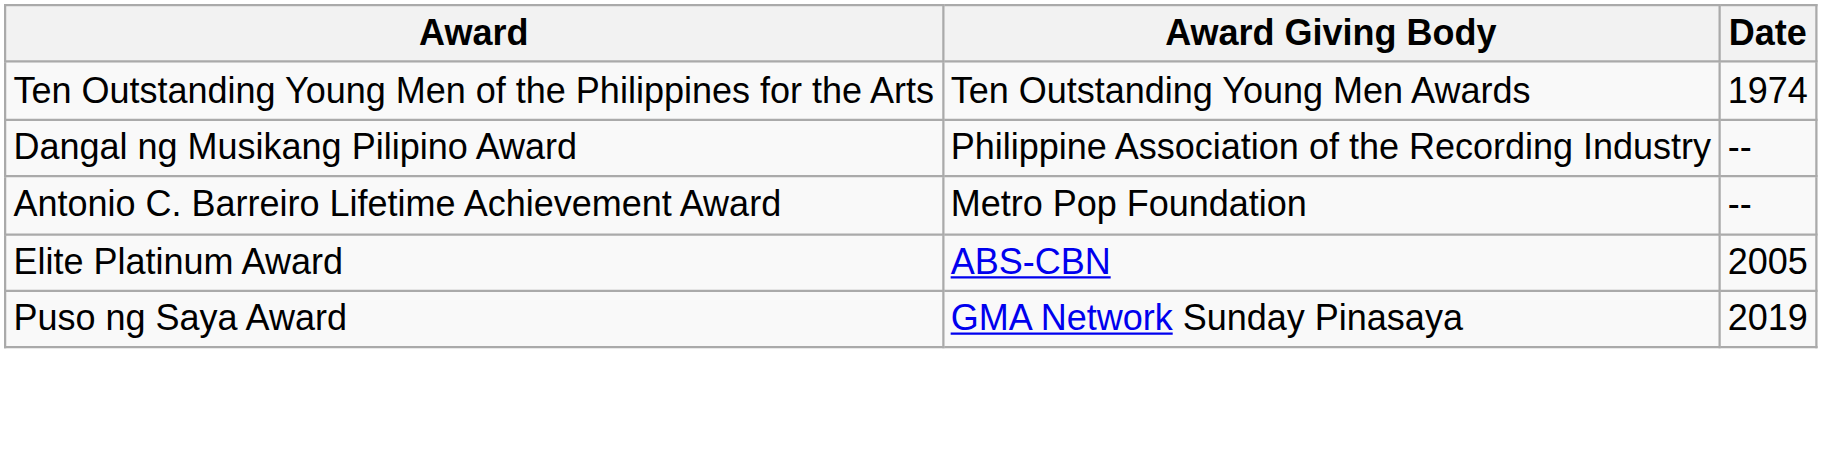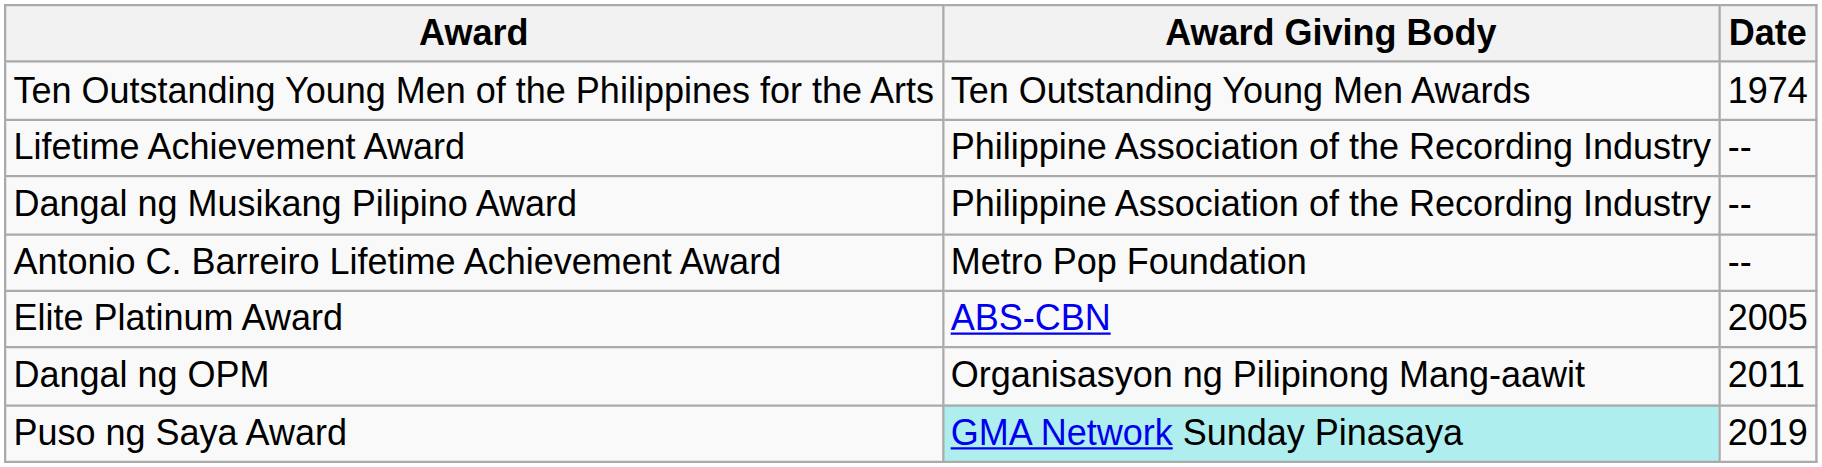+ row: (239, 147)
+ row: (141, 375)
(1207, 318) no background -> (1207, 432) paleturquoise background
